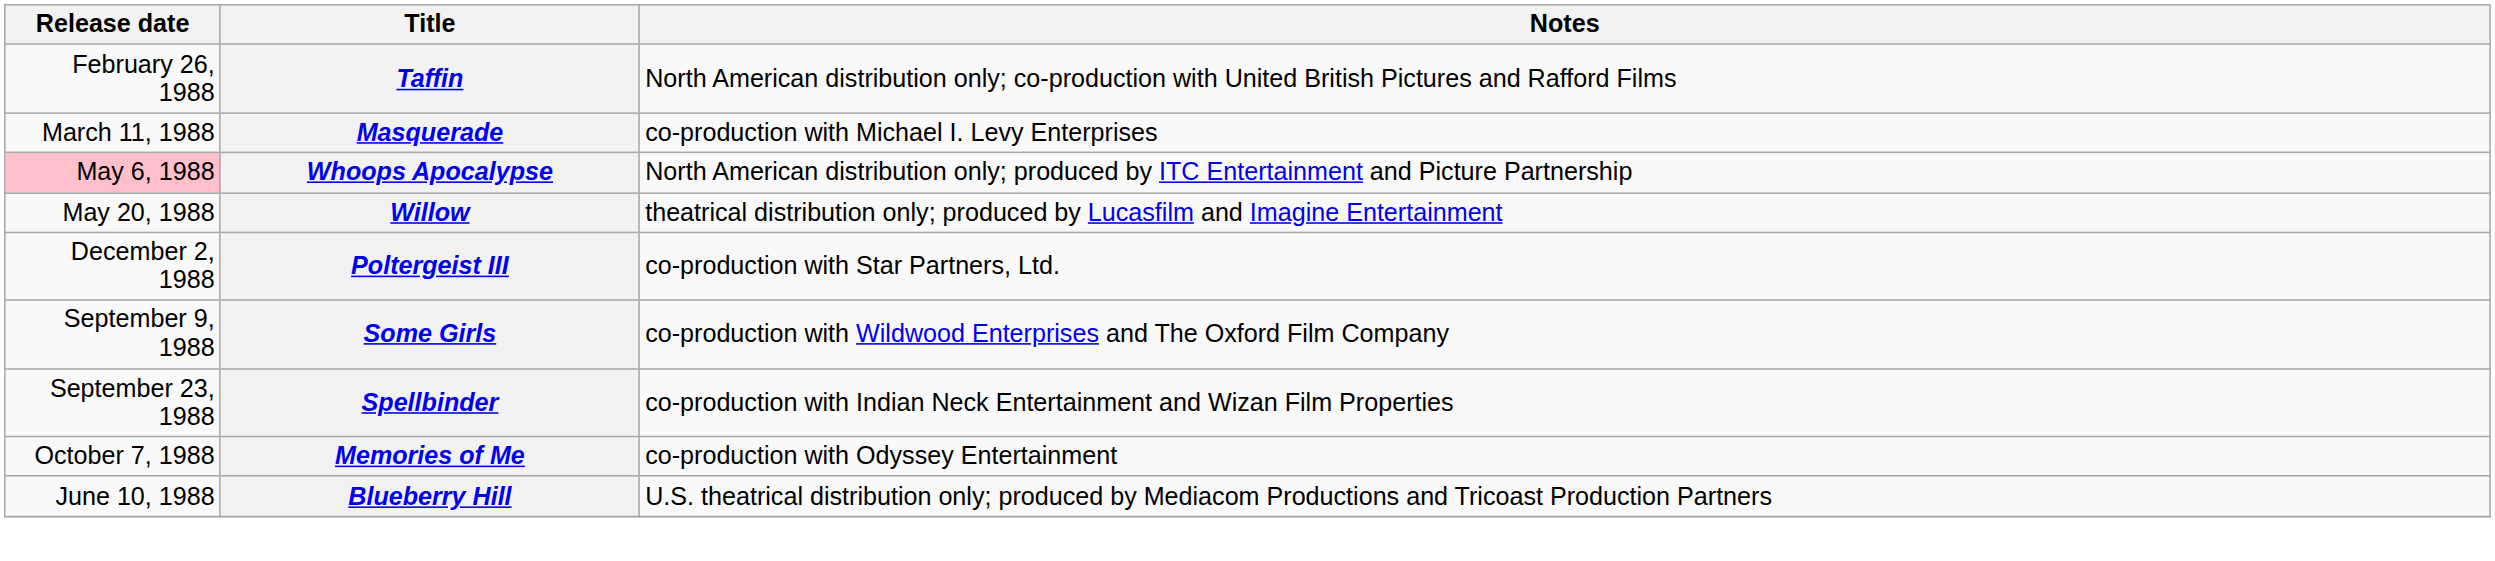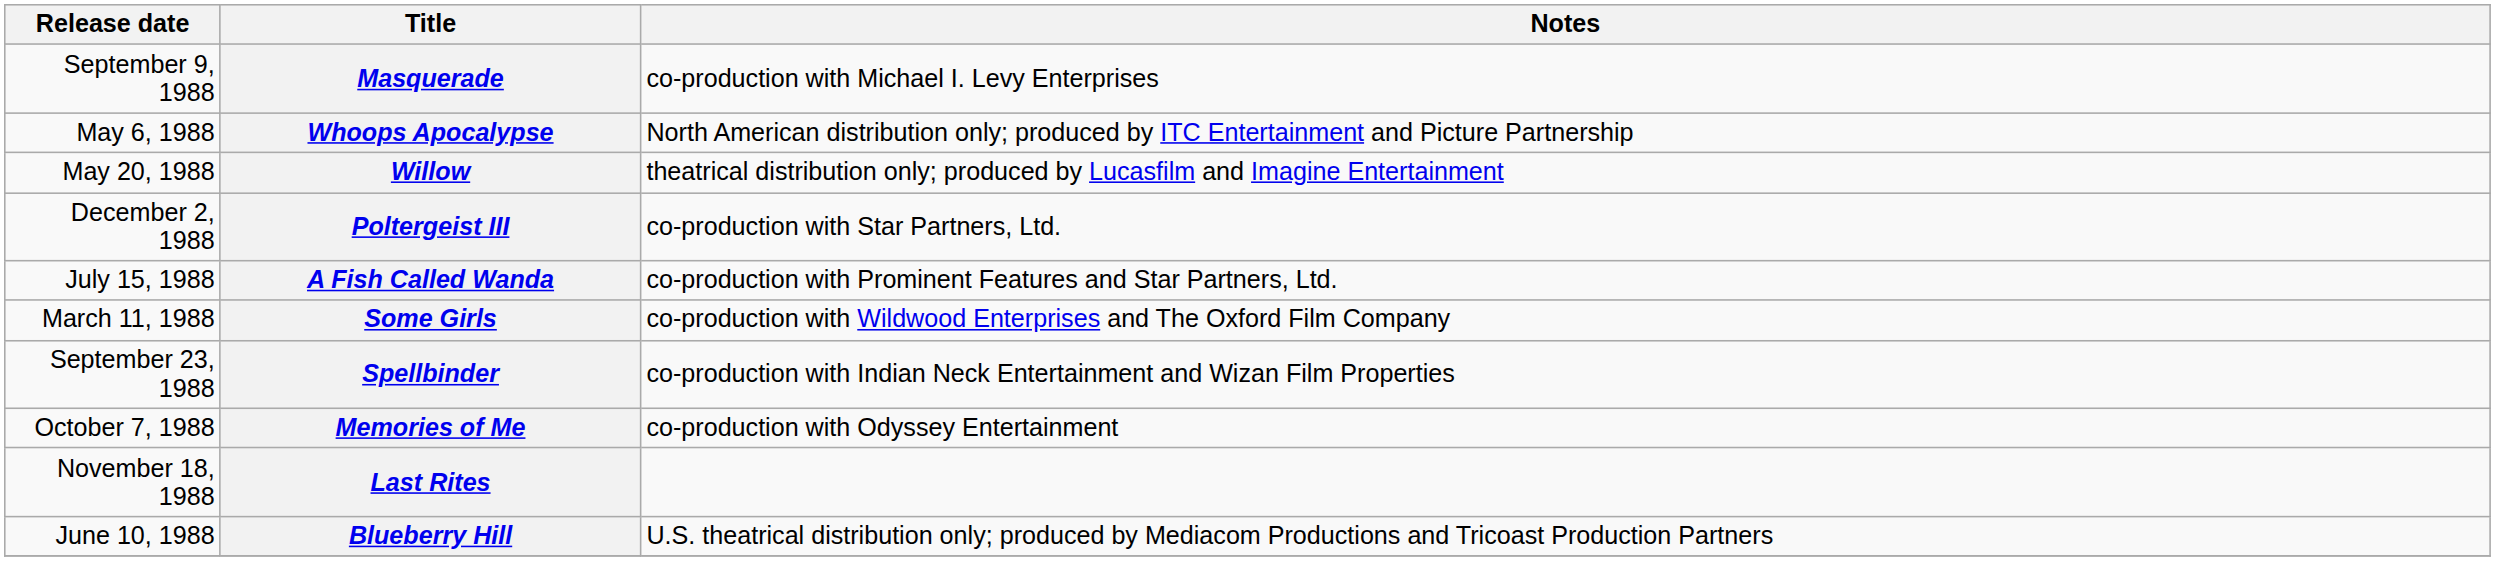- row: (430, 78)
(128, 132) March 11, 1988 -> (139, 78) September 9, 1988
(146, 172) pink background -> (146, 132) no background
+ row: (431, 280)
(139, 334) September 9, 1988 -> (128, 319) March 11, 1988
+ row: (431, 481)
